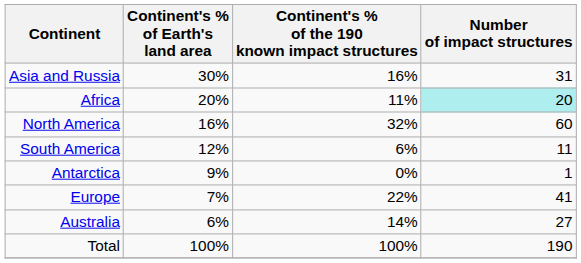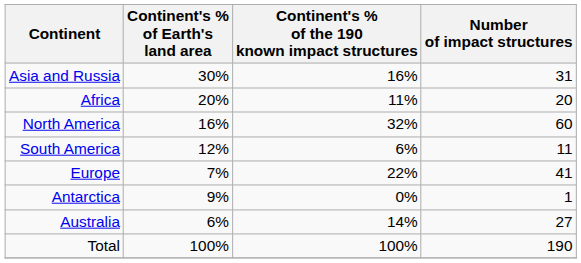(564, 99) paleturquoise background -> (564, 99) no background
rows swapped: (86, 173) <-> (95, 197)
